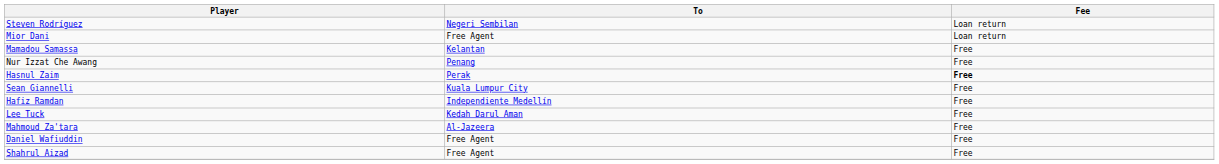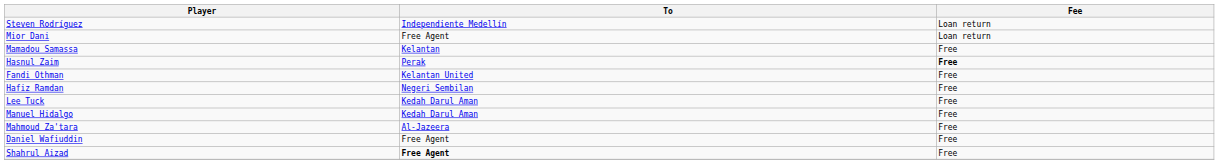(482, 24) Negeri Sembilan -> (454, 24) Independiente Medellín
- row: (52, 62)
+ row: (35, 75)
- row: (40, 88)
(499, 101) Independiente Medellín -> (437, 88) Negeri Sembilan
+ row: (40, 114)
(470, 153) normal -> (425, 153) bold
